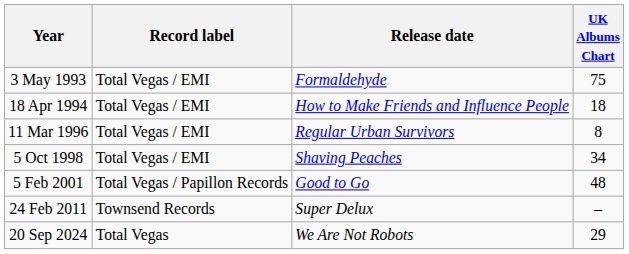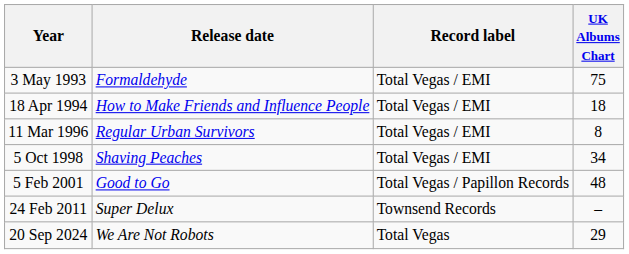columns swapped: (432, 36) <-> (192, 36)
